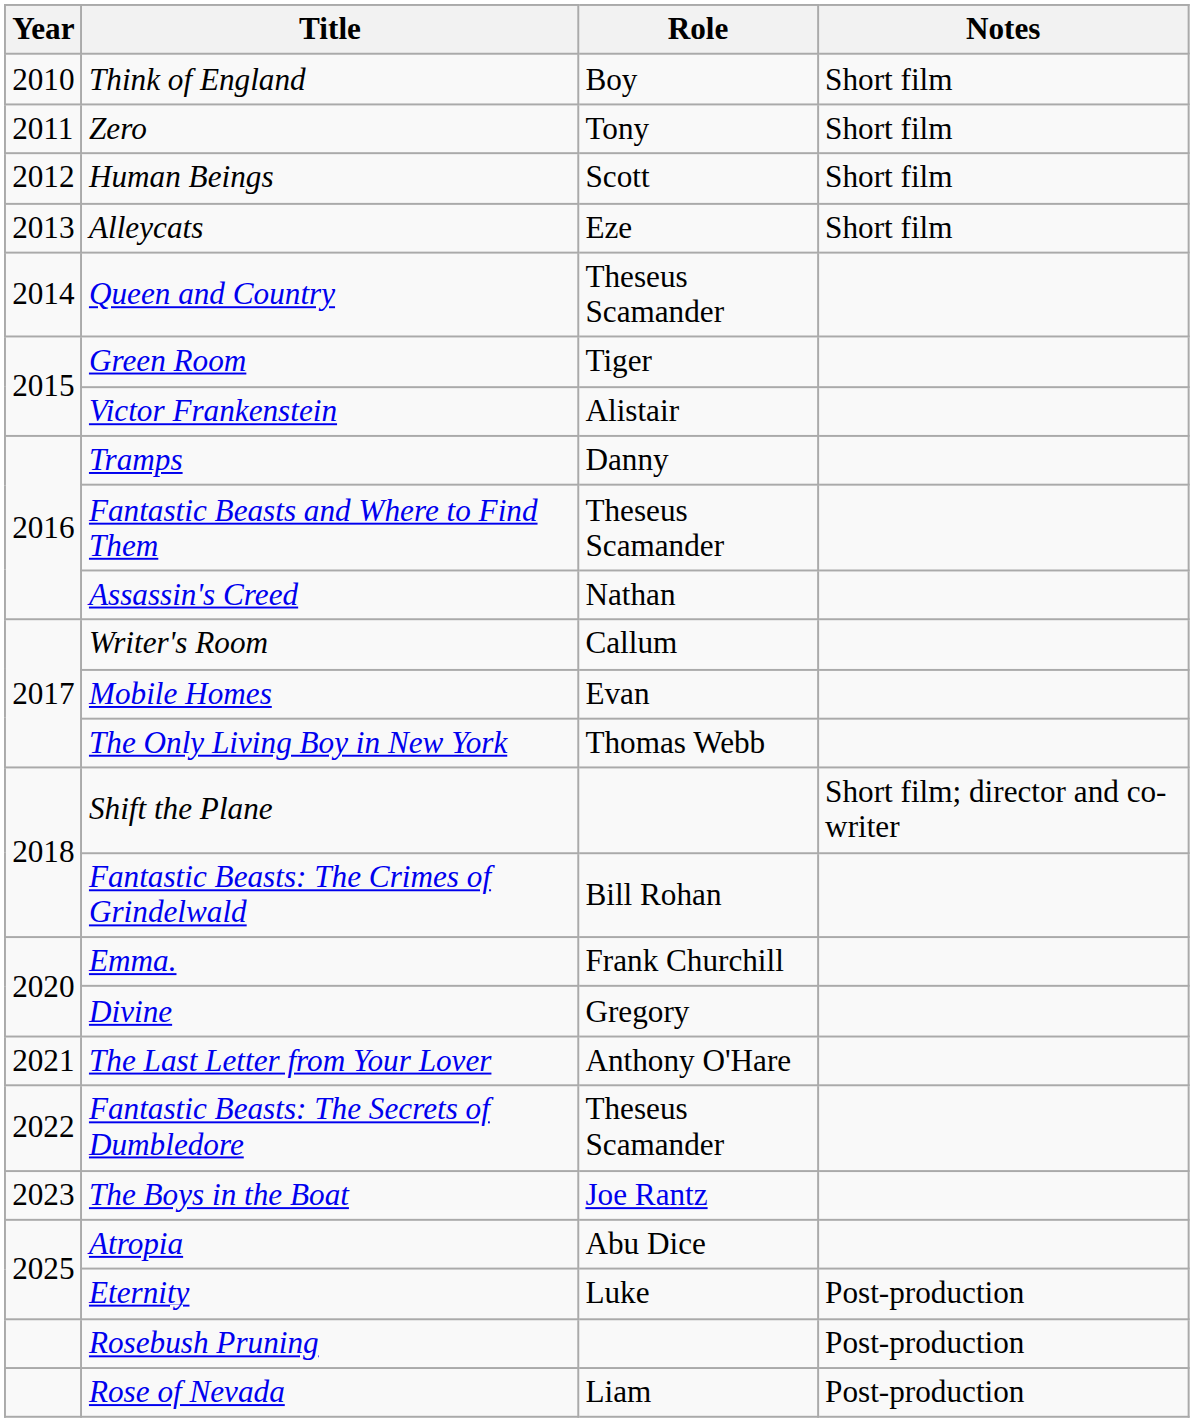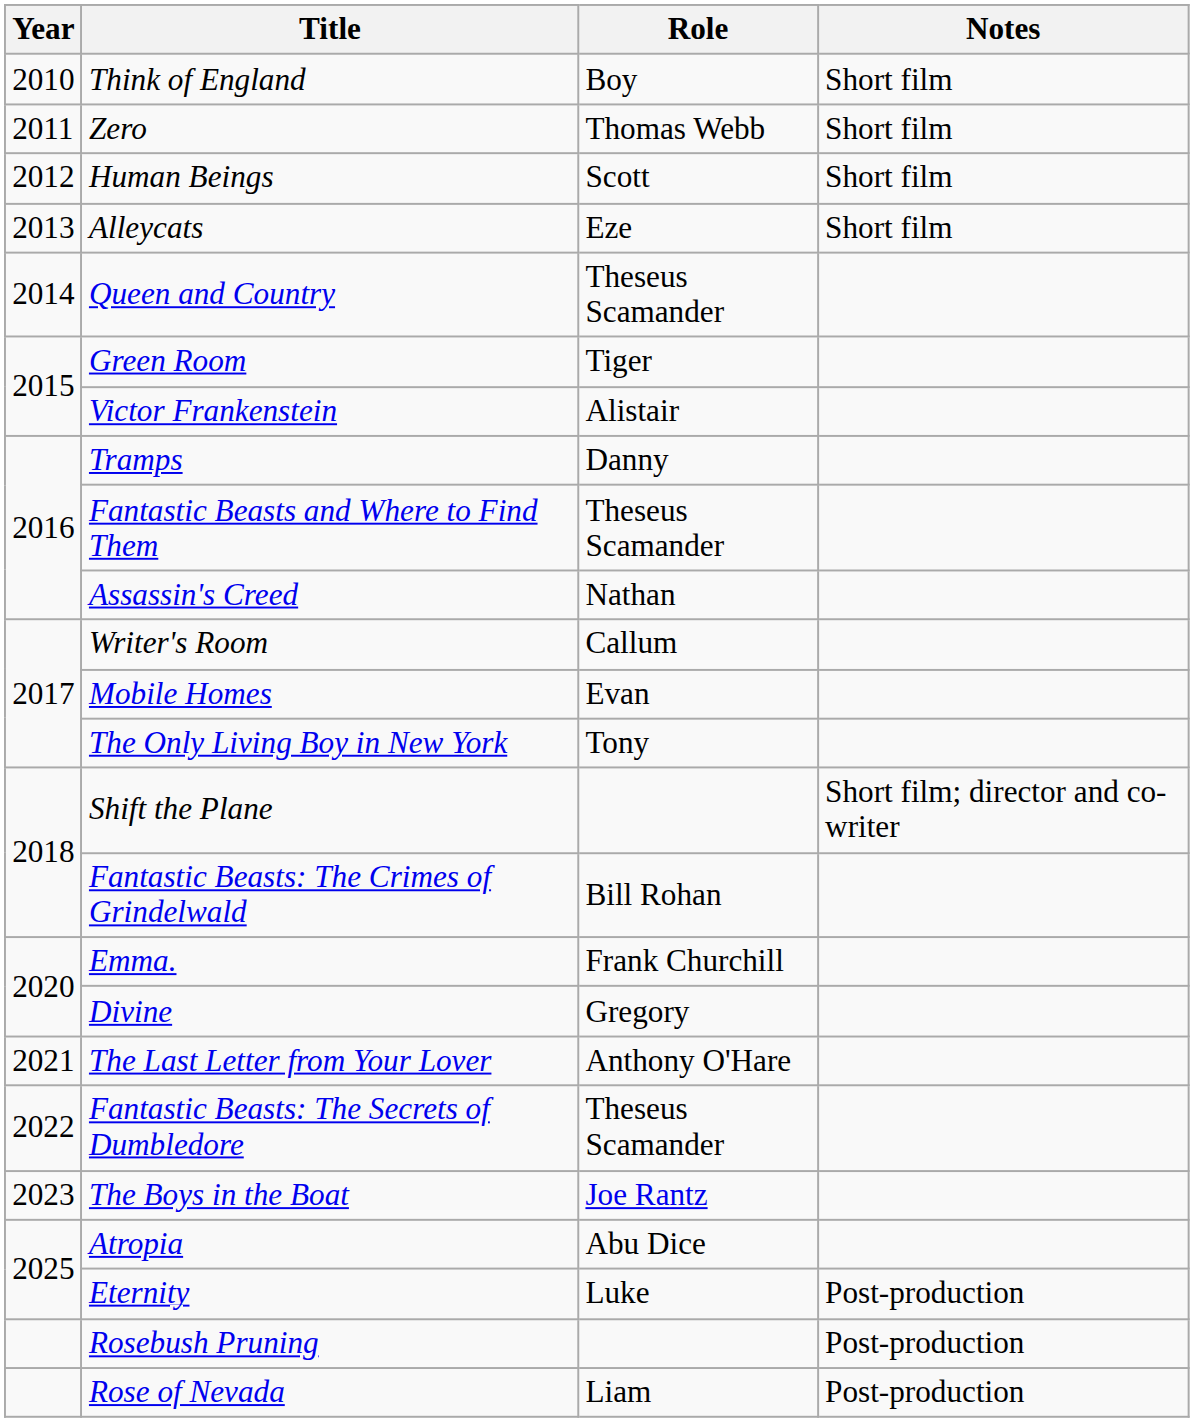(617, 128) Tony -> (675, 128) Thomas Webb
(675, 742) Thomas Webb -> (617, 742) Tony
